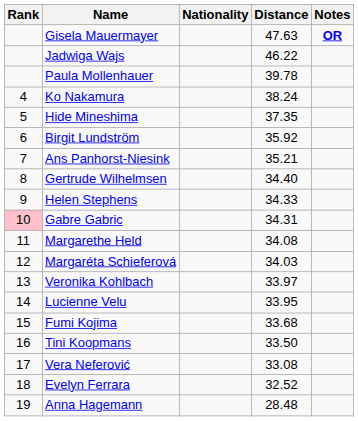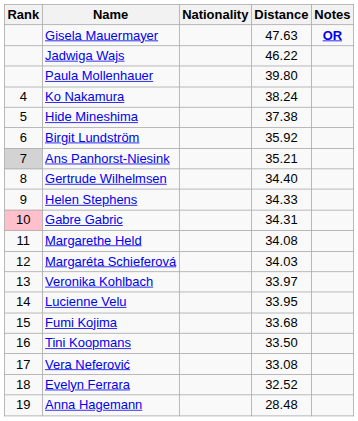(281, 76) 39.78 -> (281, 76) 39.80
(281, 117) 37.35 -> (281, 117) 37.38
(23, 158) no background -> (23, 158) lightgrey background
